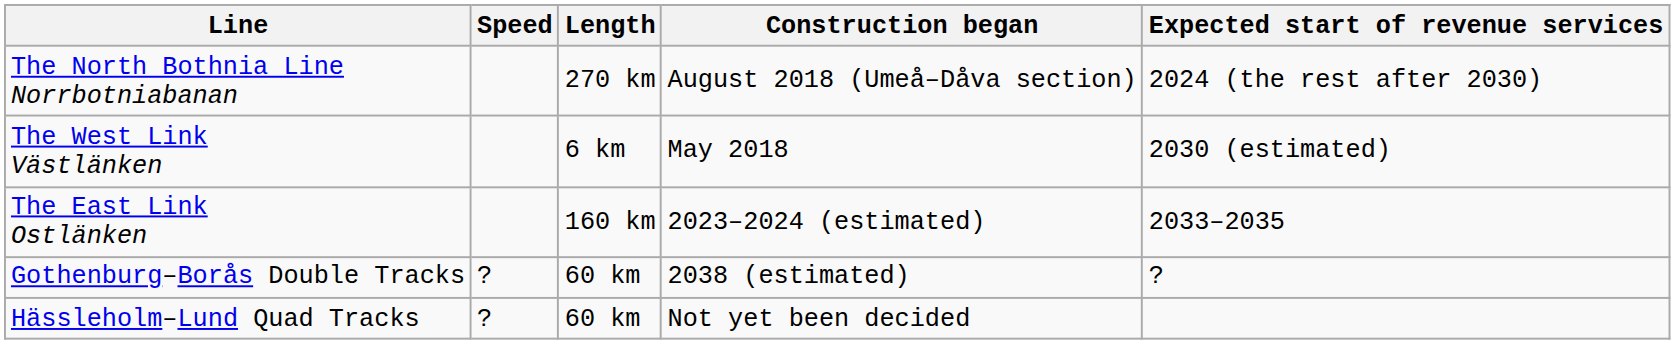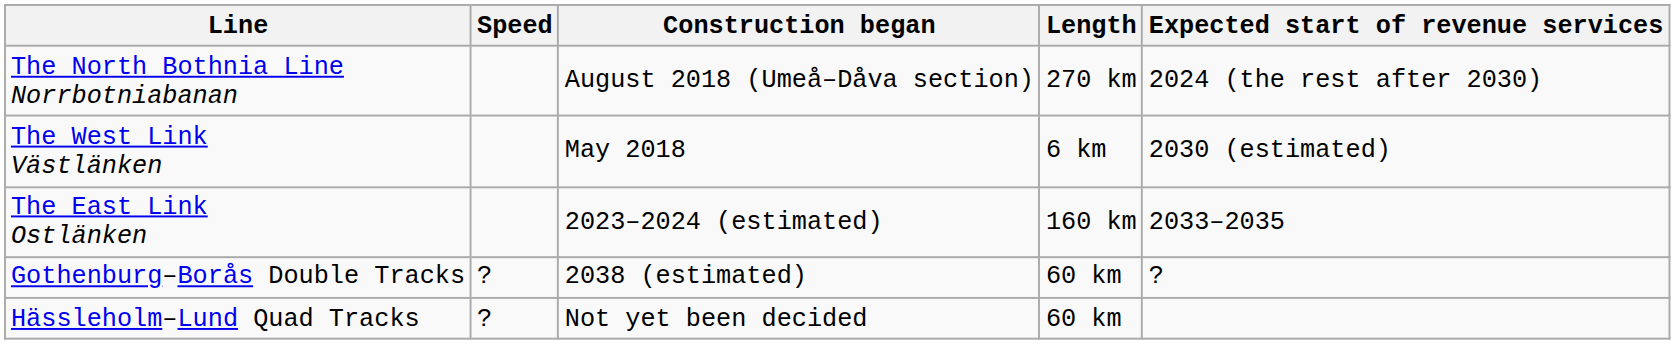columns swapped: (610, 26) <-> (902, 26)
